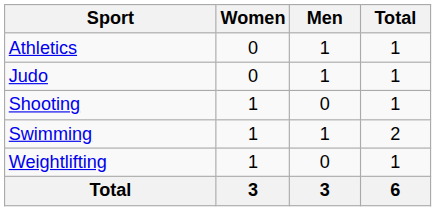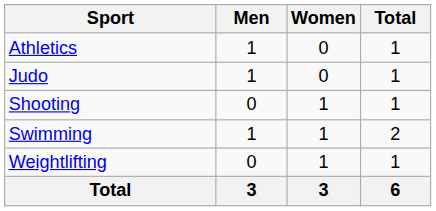columns swapped: (325, 18) <-> (253, 18)
